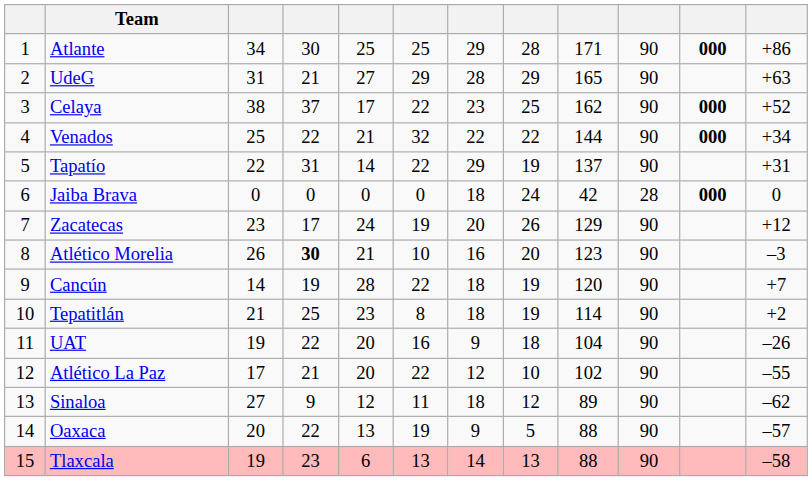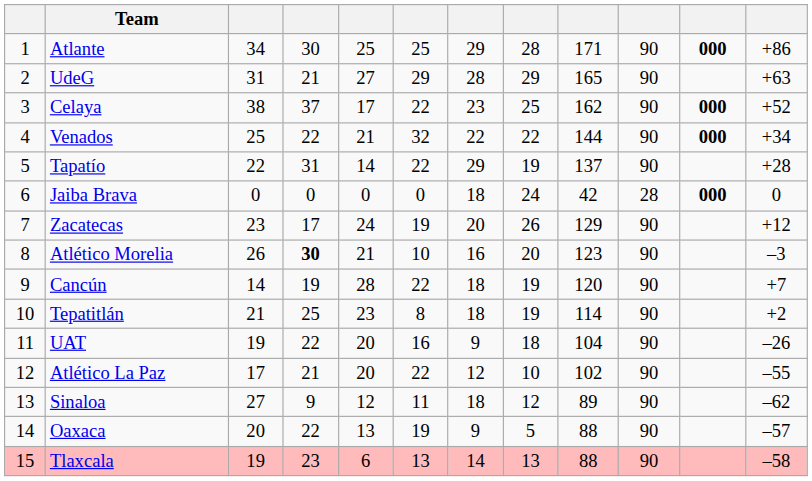(776, 166) +31 -> (776, 166) +28
